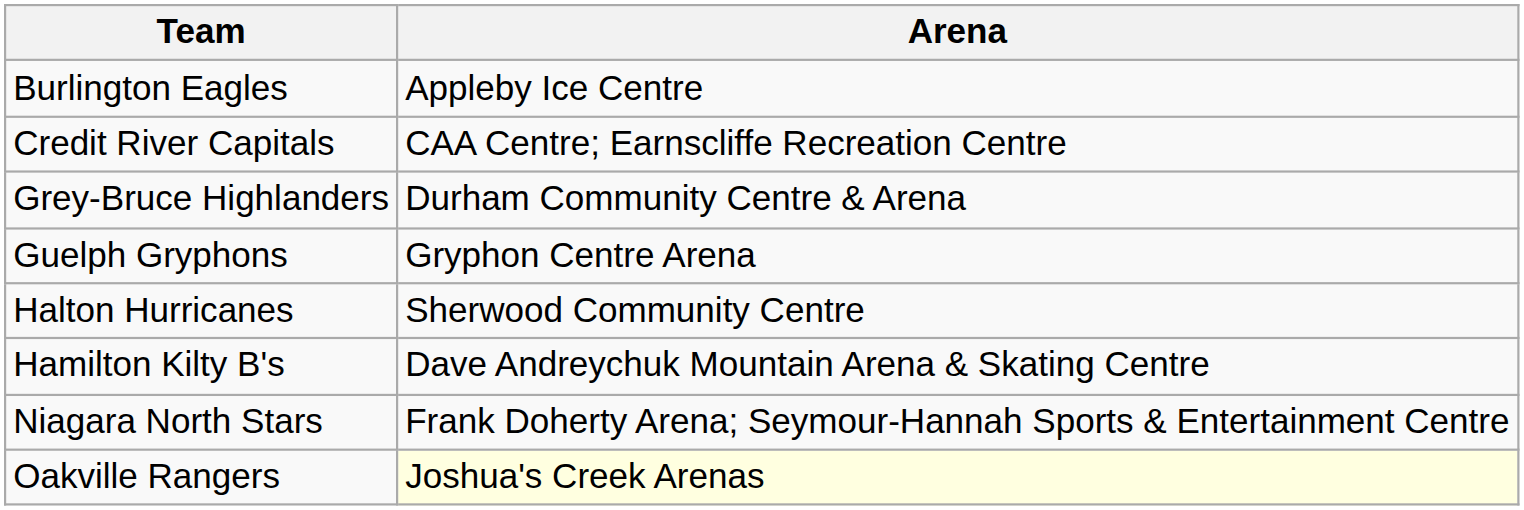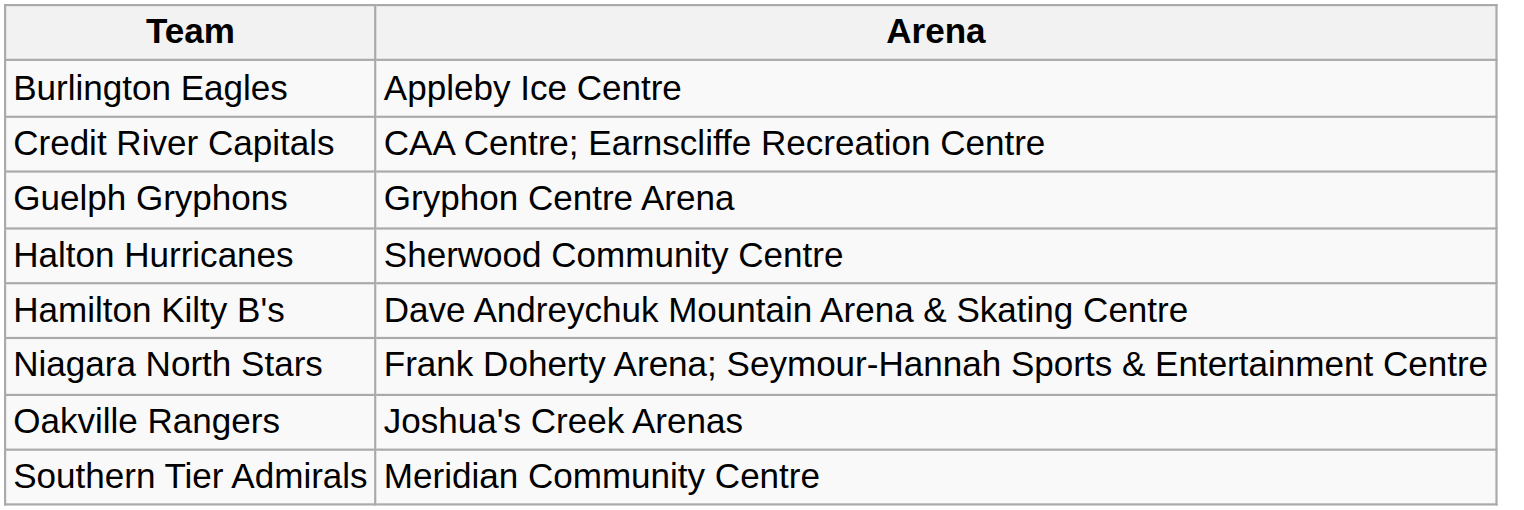- row: (201, 198)
(585, 476) lightyellow background -> (563, 421) no background
+ row: (190, 476)
